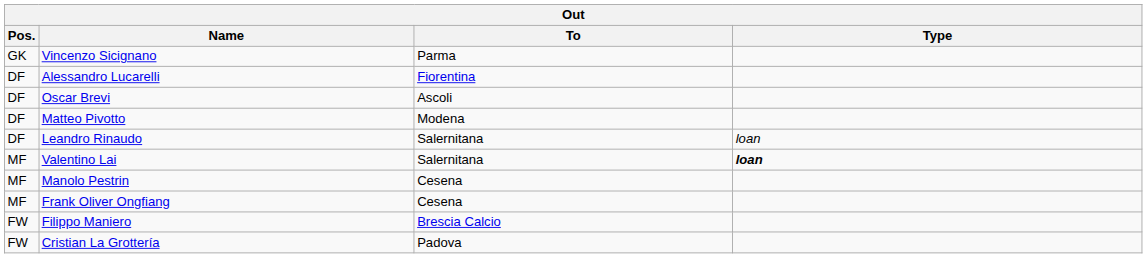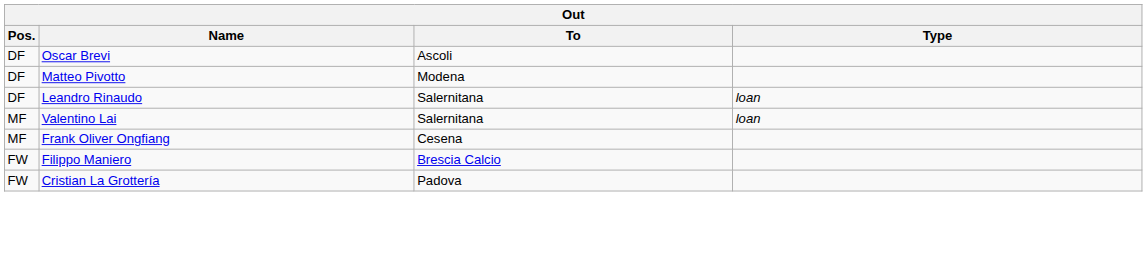- row: (99, 57)
- row: (101, 77)
(749, 160) bold -> (748, 119) normal
- row: (85, 181)
